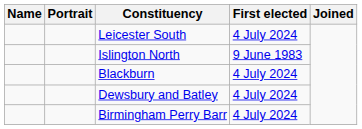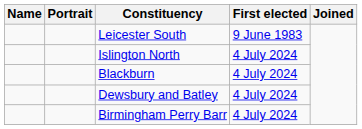(265, 34) 4 July 2024 -> (267, 34) 9 June 1983
(267, 54) 9 June 1983 -> (265, 54) 4 July 2024
